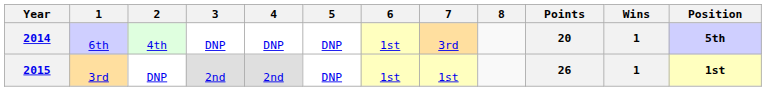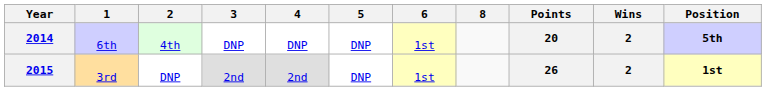- column: (448, 14)
(636, 39) 1 -> (628, 39) 2
(636, 70) 1 -> (628, 70) 2
